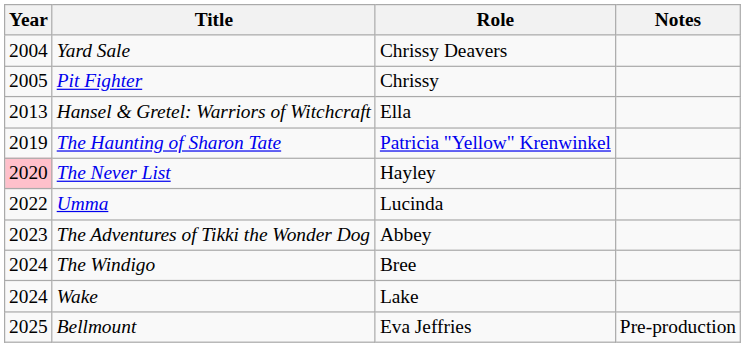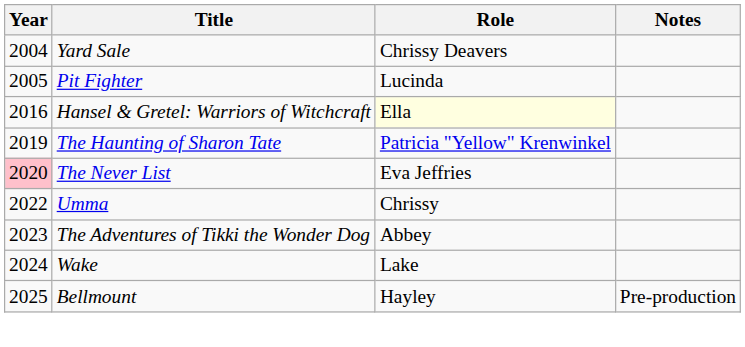(409, 81) Chrissy -> (412, 81) Lucinda
(28, 111) 2013 -> (28, 111) 2016
(395, 111) no background -> (395, 111) lightyellow background
(408, 173) Hayley -> (426, 173) Eva Jeffries
(412, 204) Lucinda -> (409, 204) Chrissy
- row: (106, 265)
(426, 326) Eva Jeffries -> (408, 296) Hayley
